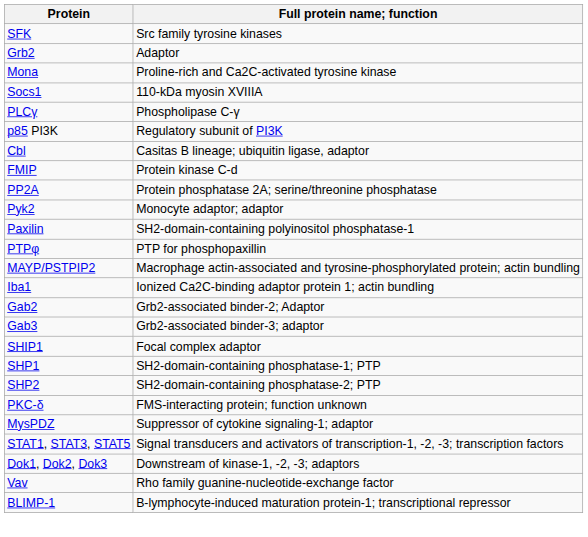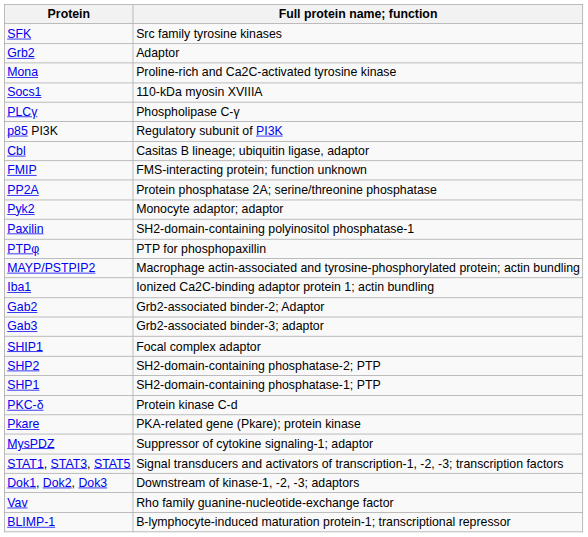(187, 170) Protein kinase C-d -> (252, 170) FMS-interacting protein; function unknown
rows swapped: (23, 365) <-> (23, 385)
(252, 405) FMS-interacting protein; function unknown -> (187, 405) Protein kinase C-d
+ row: (23, 424)
